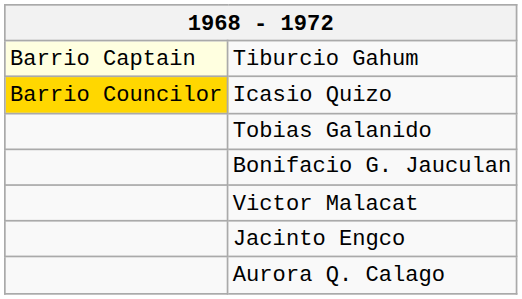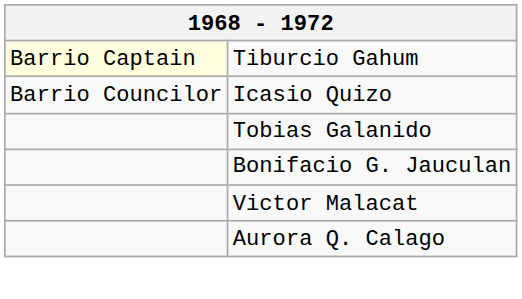(116, 95) gold background -> (116, 95) no background
- row: (319, 239)
